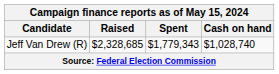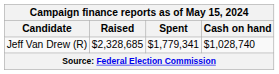(173, 45) $1,779,343 -> (173, 45) $1,779,341
